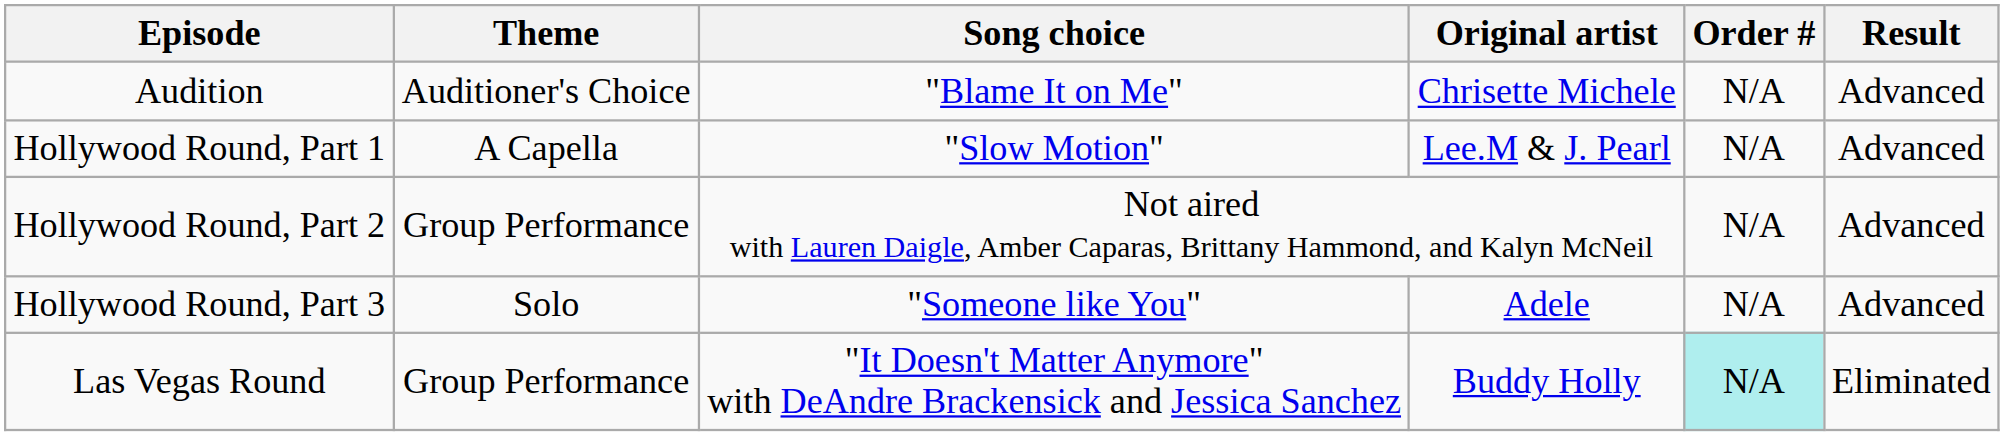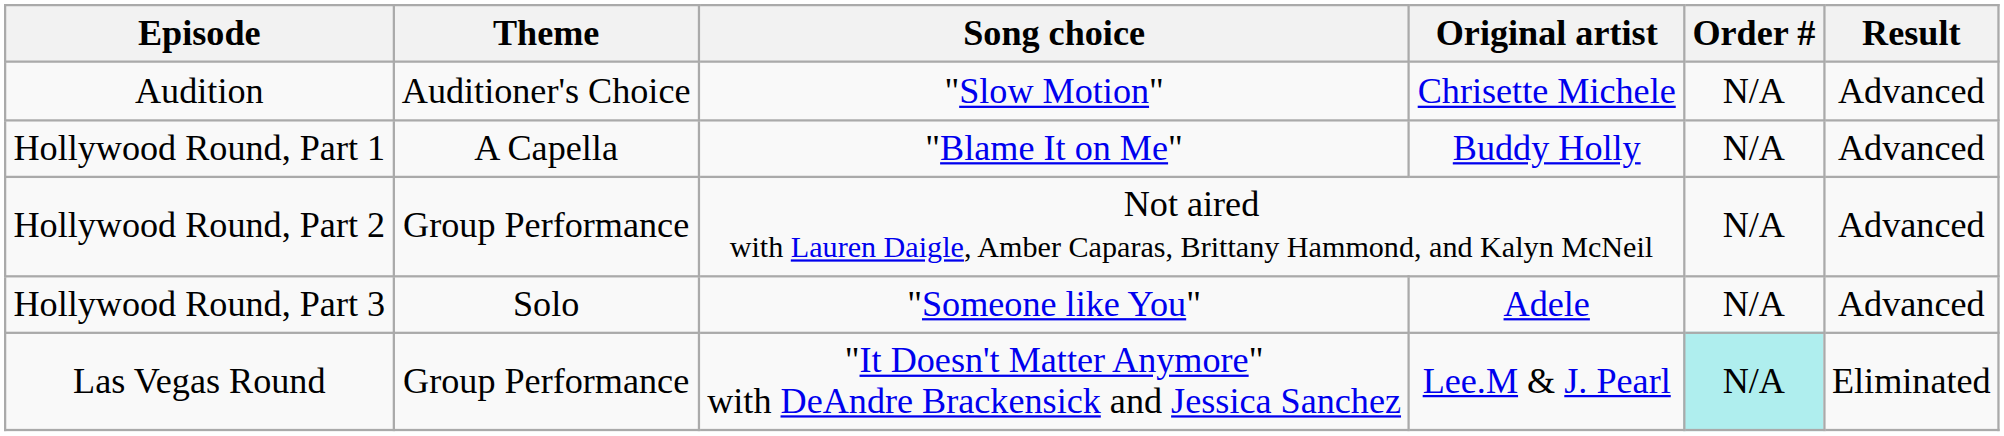(1054, 90) "Blame It on Me" -> (1054, 90) "Slow Motion"
(1054, 147) "Slow Motion" -> (1054, 147) "Blame It on Me"
(1547, 147) Lee.M & J. Pearl -> (1547, 147) Buddy Holly
(1547, 380) Buddy Holly -> (1547, 380) Lee.M & J. Pearl
